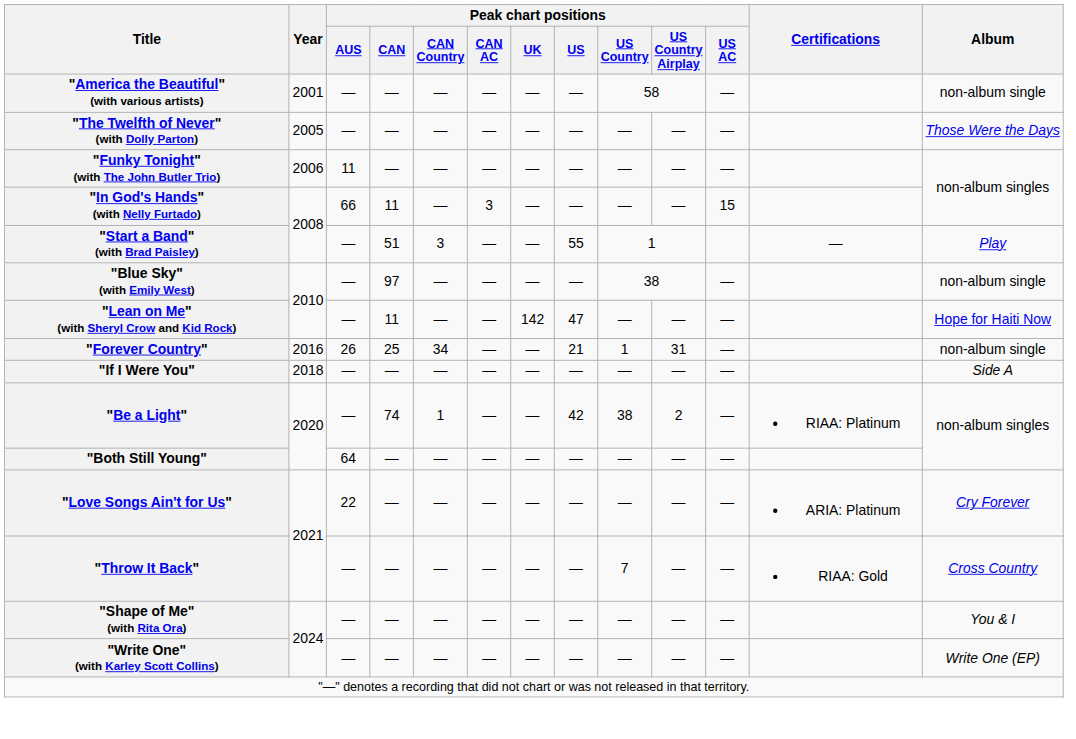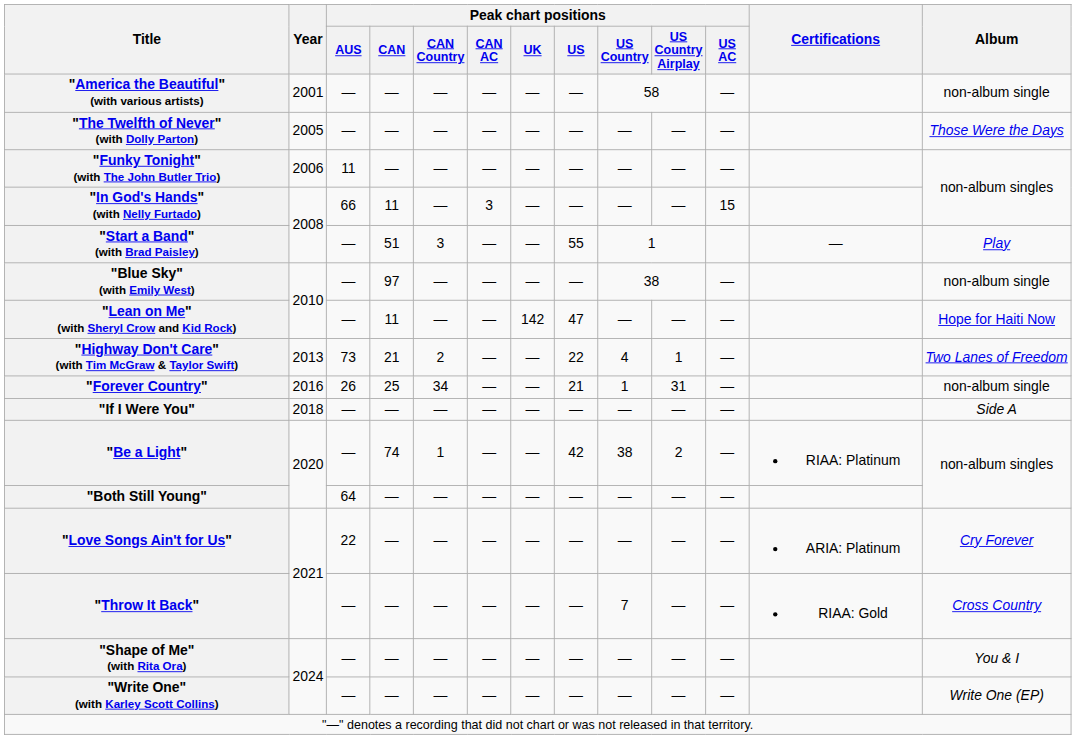+ row: (147, 357)
